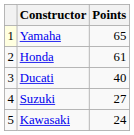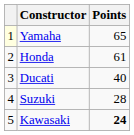(120, 99) 27 -> (120, 99) 28
(120, 120) normal -> (120, 120) bold
